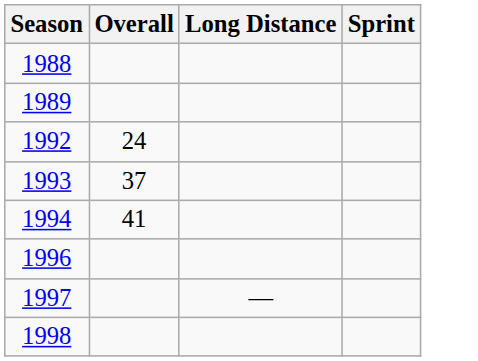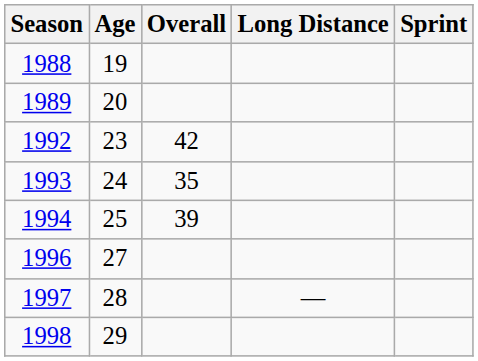+ column: (115, 24)
(134, 141) 24 -> (186, 141) 42
(134, 180) 37 -> (186, 180) 35
(134, 219) 41 -> (186, 219) 39
